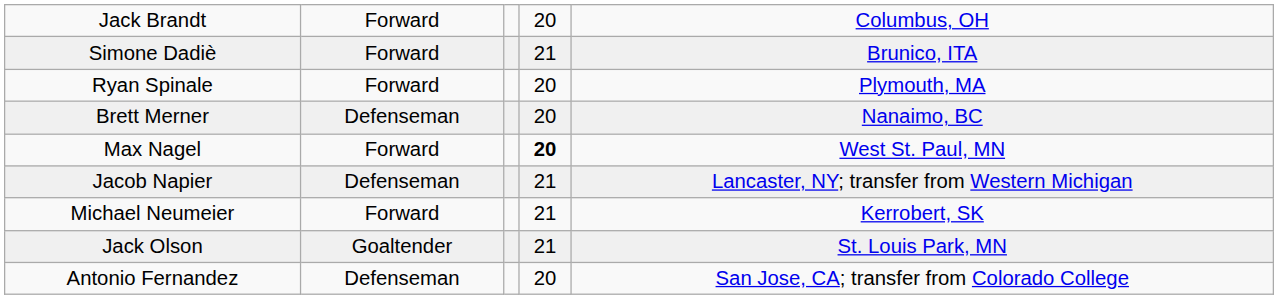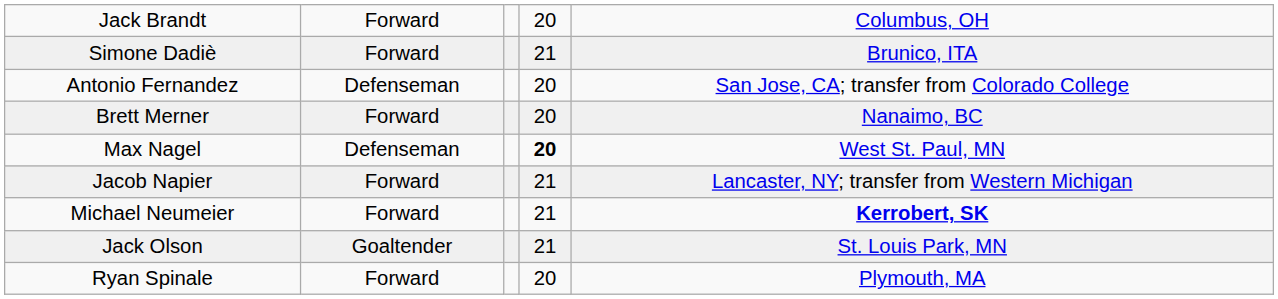rows swapped: (152, 278) <-> (152, 85)
(402, 117) Defenseman -> (402, 117) Forward
(402, 149) Forward -> (402, 149) Defenseman
(402, 181) Defenseman -> (402, 181) Forward
(922, 213) normal -> (922, 213) bold
